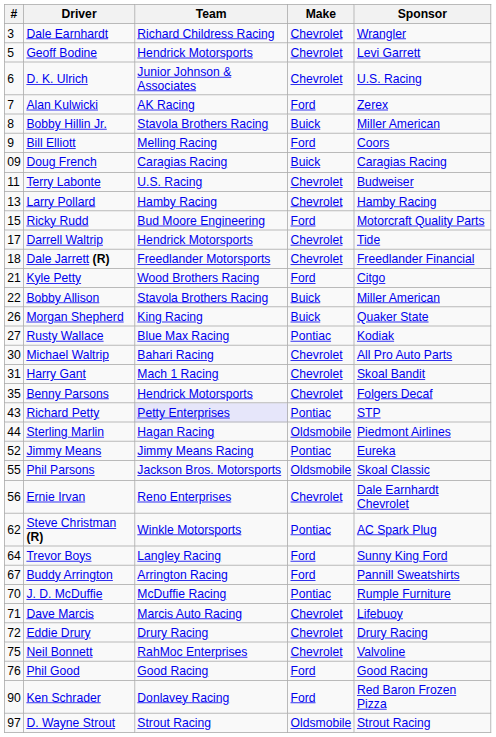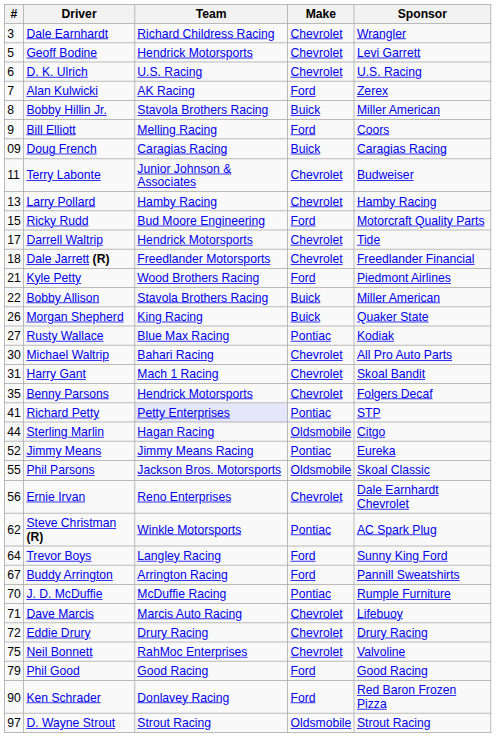(184, 79) Junior Johnson & Associates -> (170, 72) U.S. Racing
(170, 182) U.S. Racing -> (184, 175) Junior Johnson & Associates
(371, 278) Citgo -> (404, 278) Piedmont Airlines
(14, 413) 43 -> (14, 413) 41
(404, 432) Piedmont Airlines -> (371, 432) Citgo
(14, 671) 76 -> (14, 671) 79
